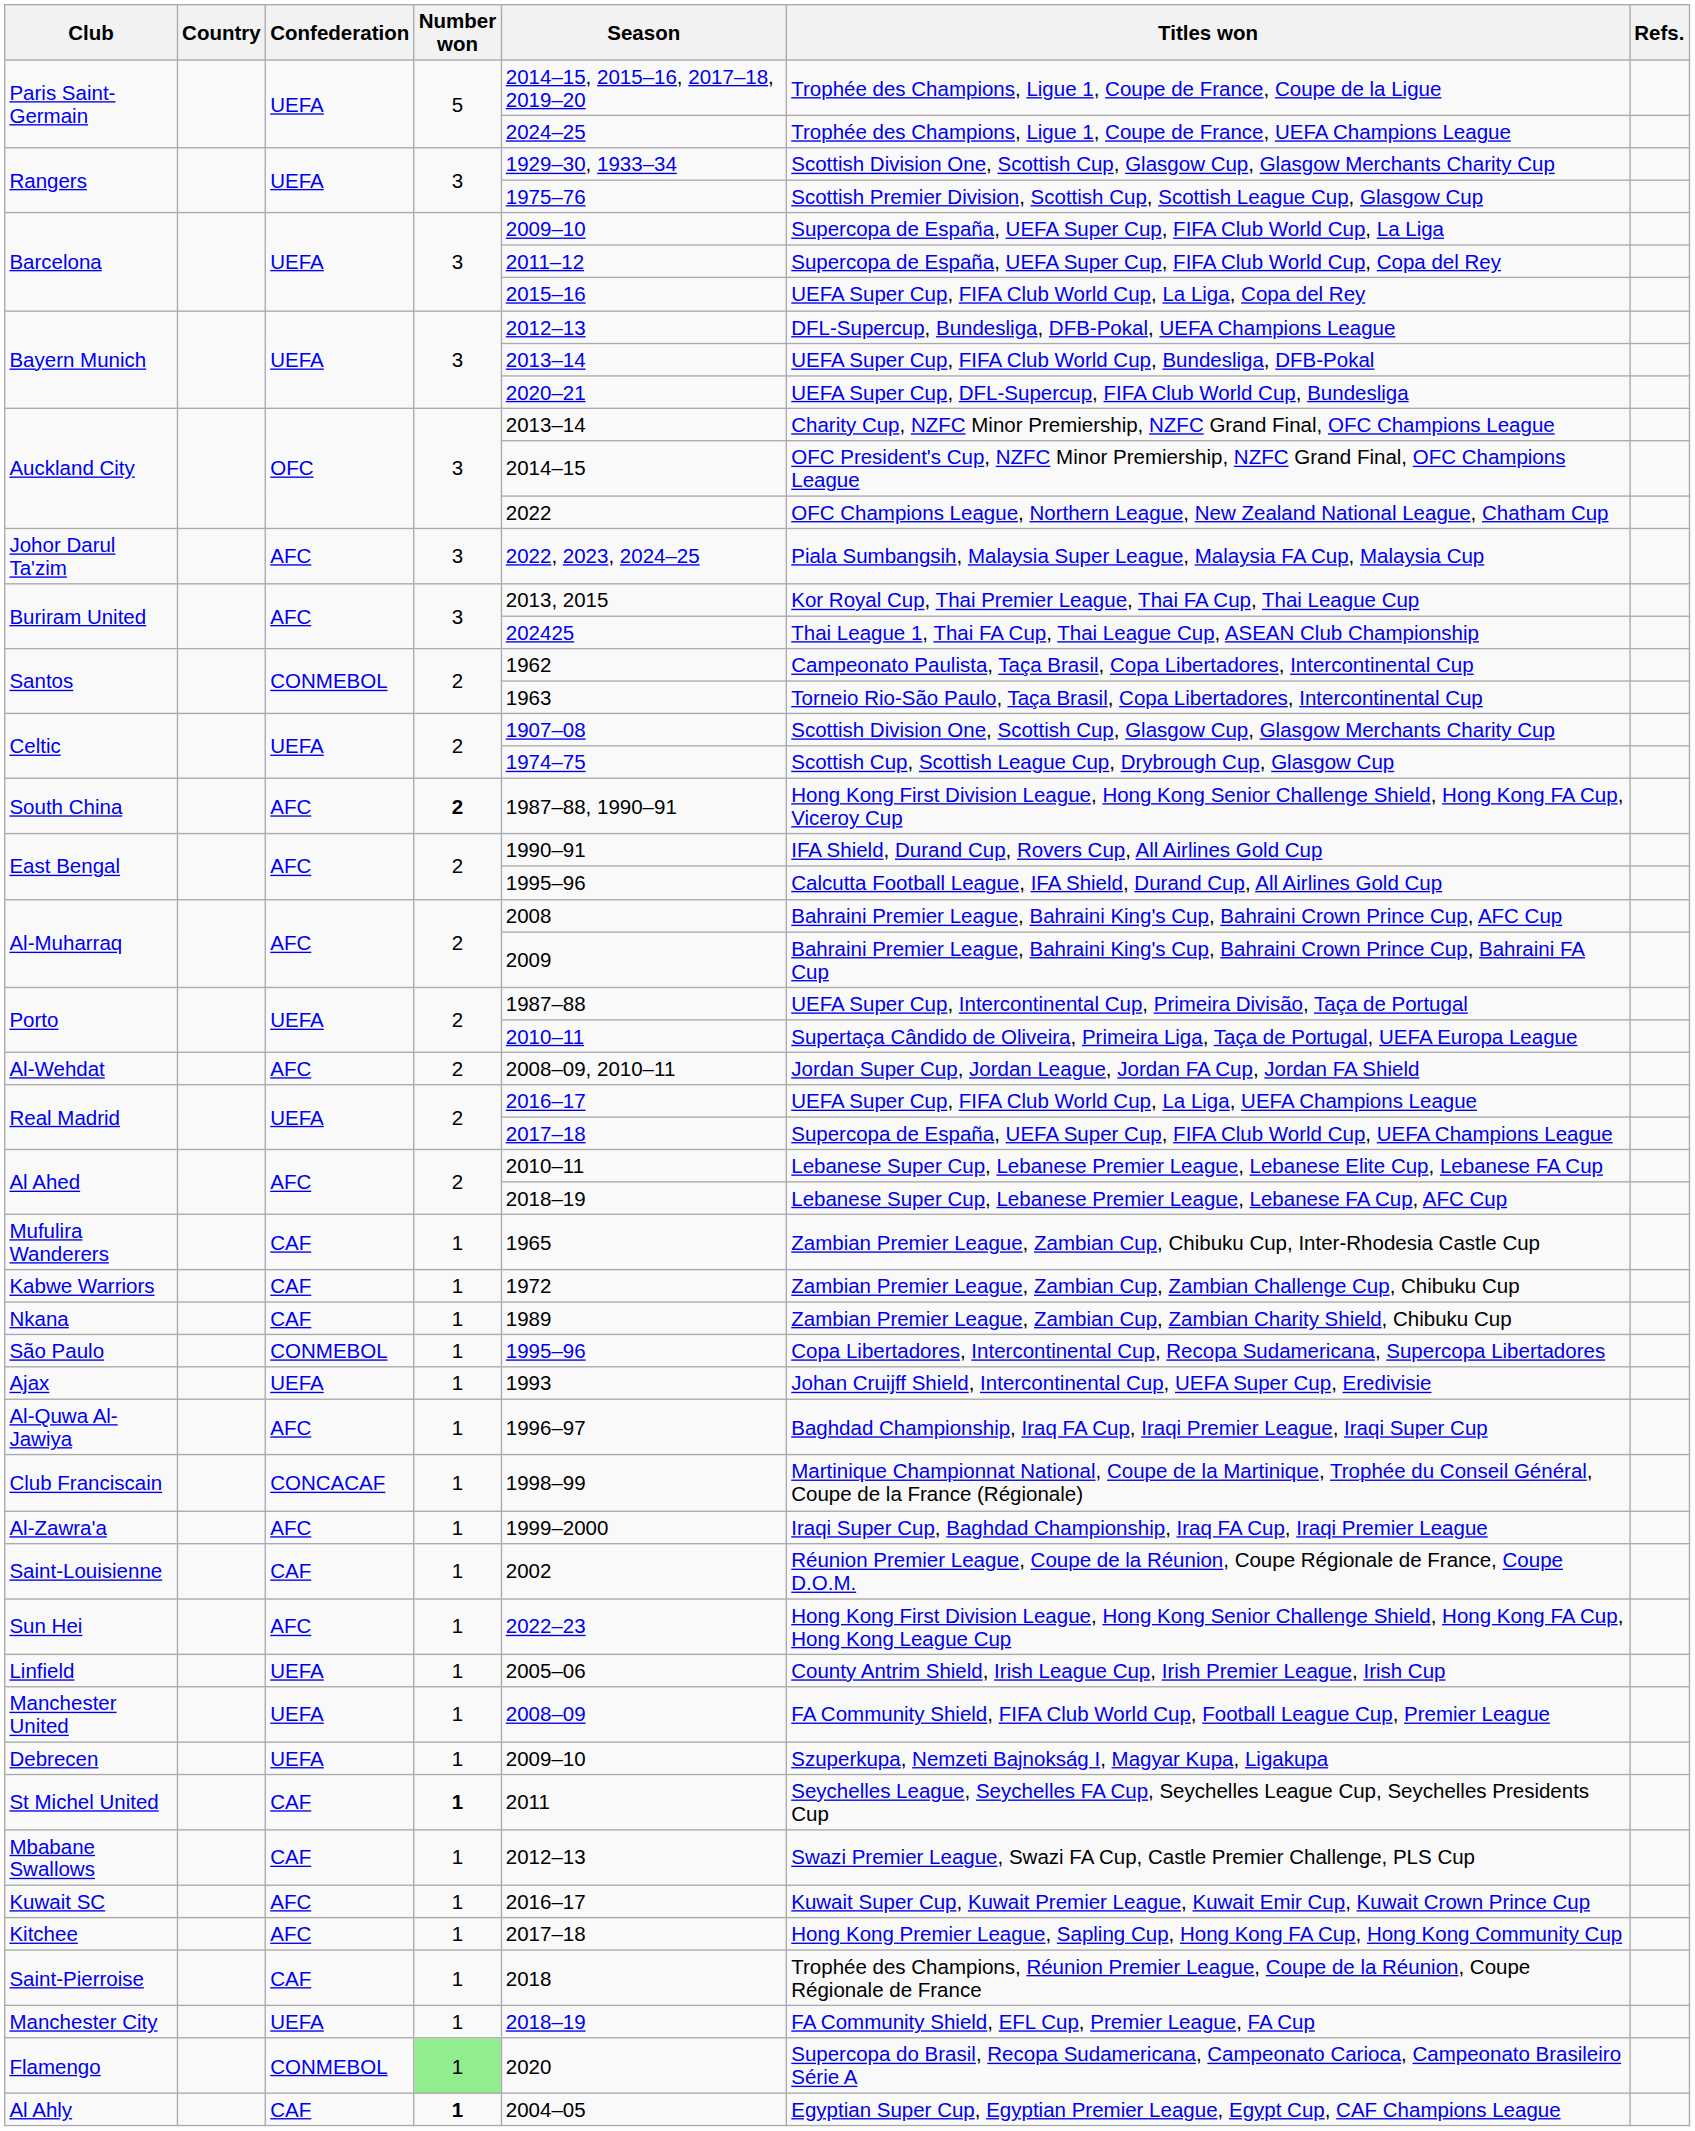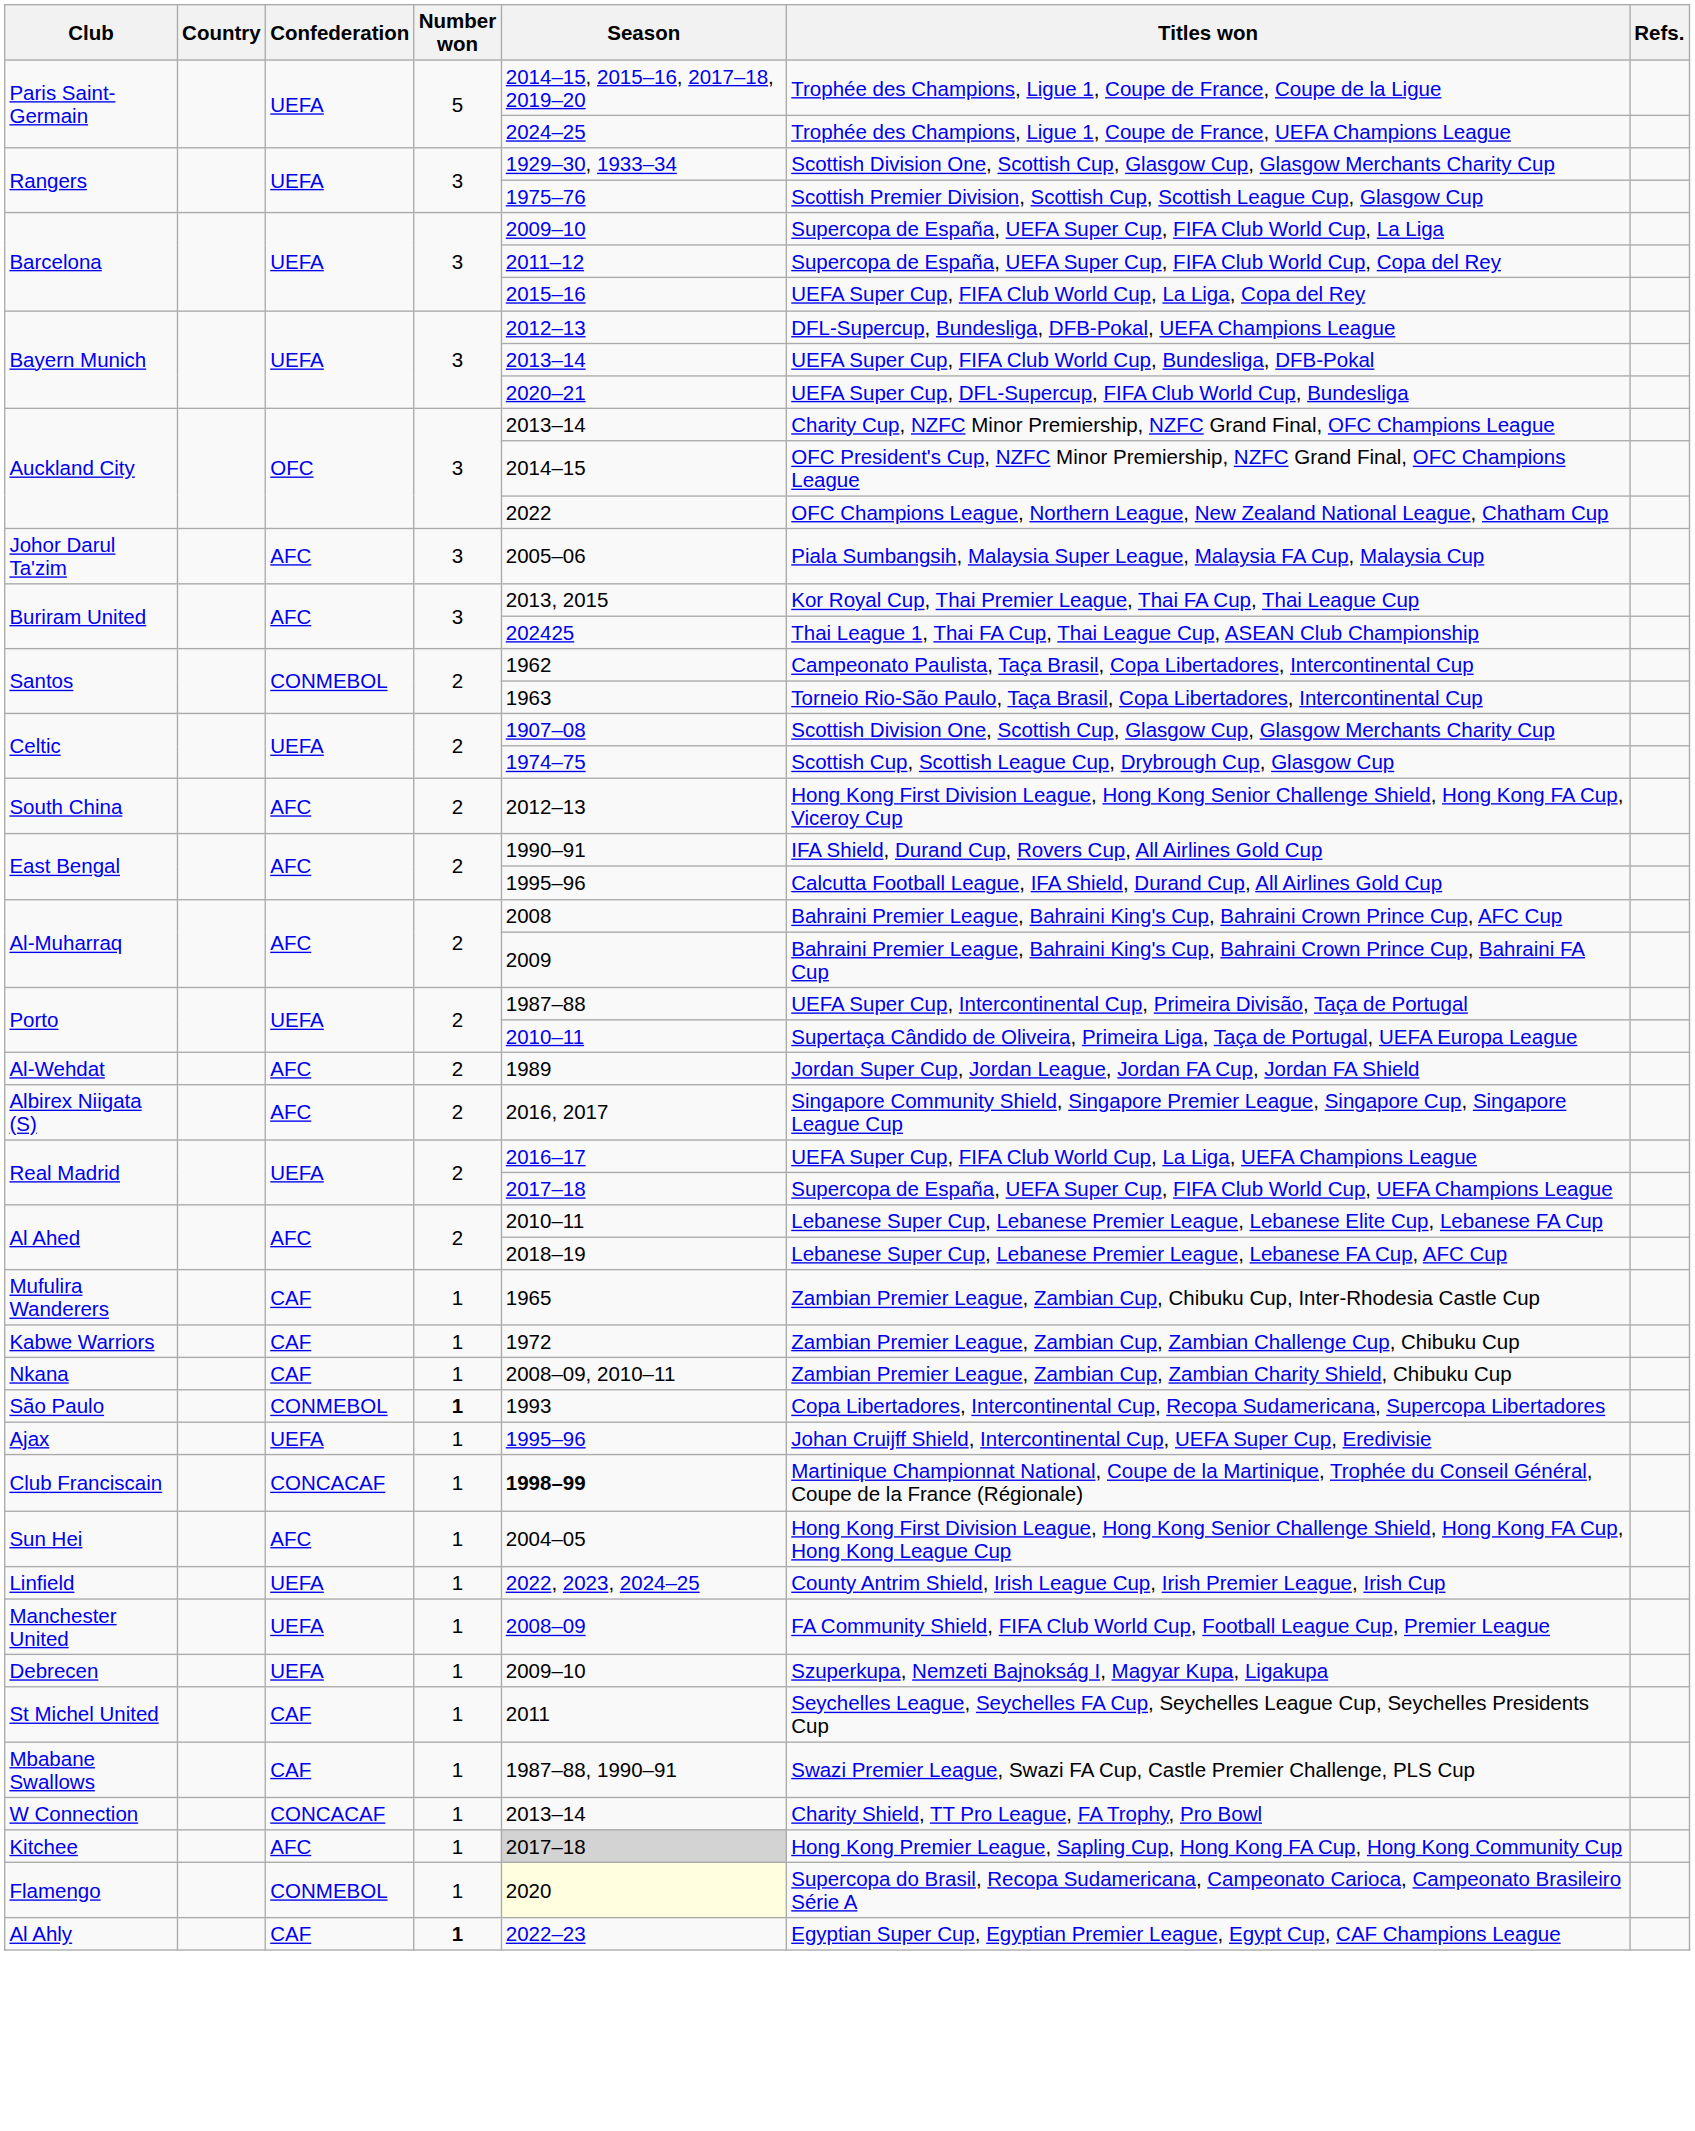(603, 556) 2022, 2023, 2024–25 -> (546, 556) 2005–06
(458, 807) bold -> (458, 807) normal
(591, 807) 1987–88, 1990–91 -> (546, 807) 2012–13
(591, 1068) 2008–09, 2010–11 -> (529, 1068) 1989
+ row: (76, 1112)
(529, 1319) 1989 -> (591, 1374) 2008–09, 2010–11
(458, 1351) normal -> (458, 1407) bold
(546, 1351) 1995–96 -> (529, 1407) 1993
(529, 1384) 1993 -> (546, 1439) 1995–96
- row: (64, 1428)
(546, 1483) normal -> (546, 1483) bold
- row: (58, 1527)
- row: (86, 1571)
(546, 1626) 2022–23 -> (546, 1539) 2004–05
(546, 1670) 2005–06 -> (603, 1582) 2022, 2023, 2024–25
(458, 1802) bold -> (458, 1714) normal
(546, 1858) 2012–13 -> (591, 1770) 1987–88, 1990–91
+ row: (74, 1814)
- row: (57, 1902)
(546, 1934) no background -> (546, 1846) lightgrey background
- row: (77, 1978)
- row: (84, 2022)
(458, 2066) lightgreen background -> (458, 1890) no background
(529, 2066) no background -> (529, 1890) lightyellow background
(546, 2110) 2004–05 -> (546, 1934) 2022–23
